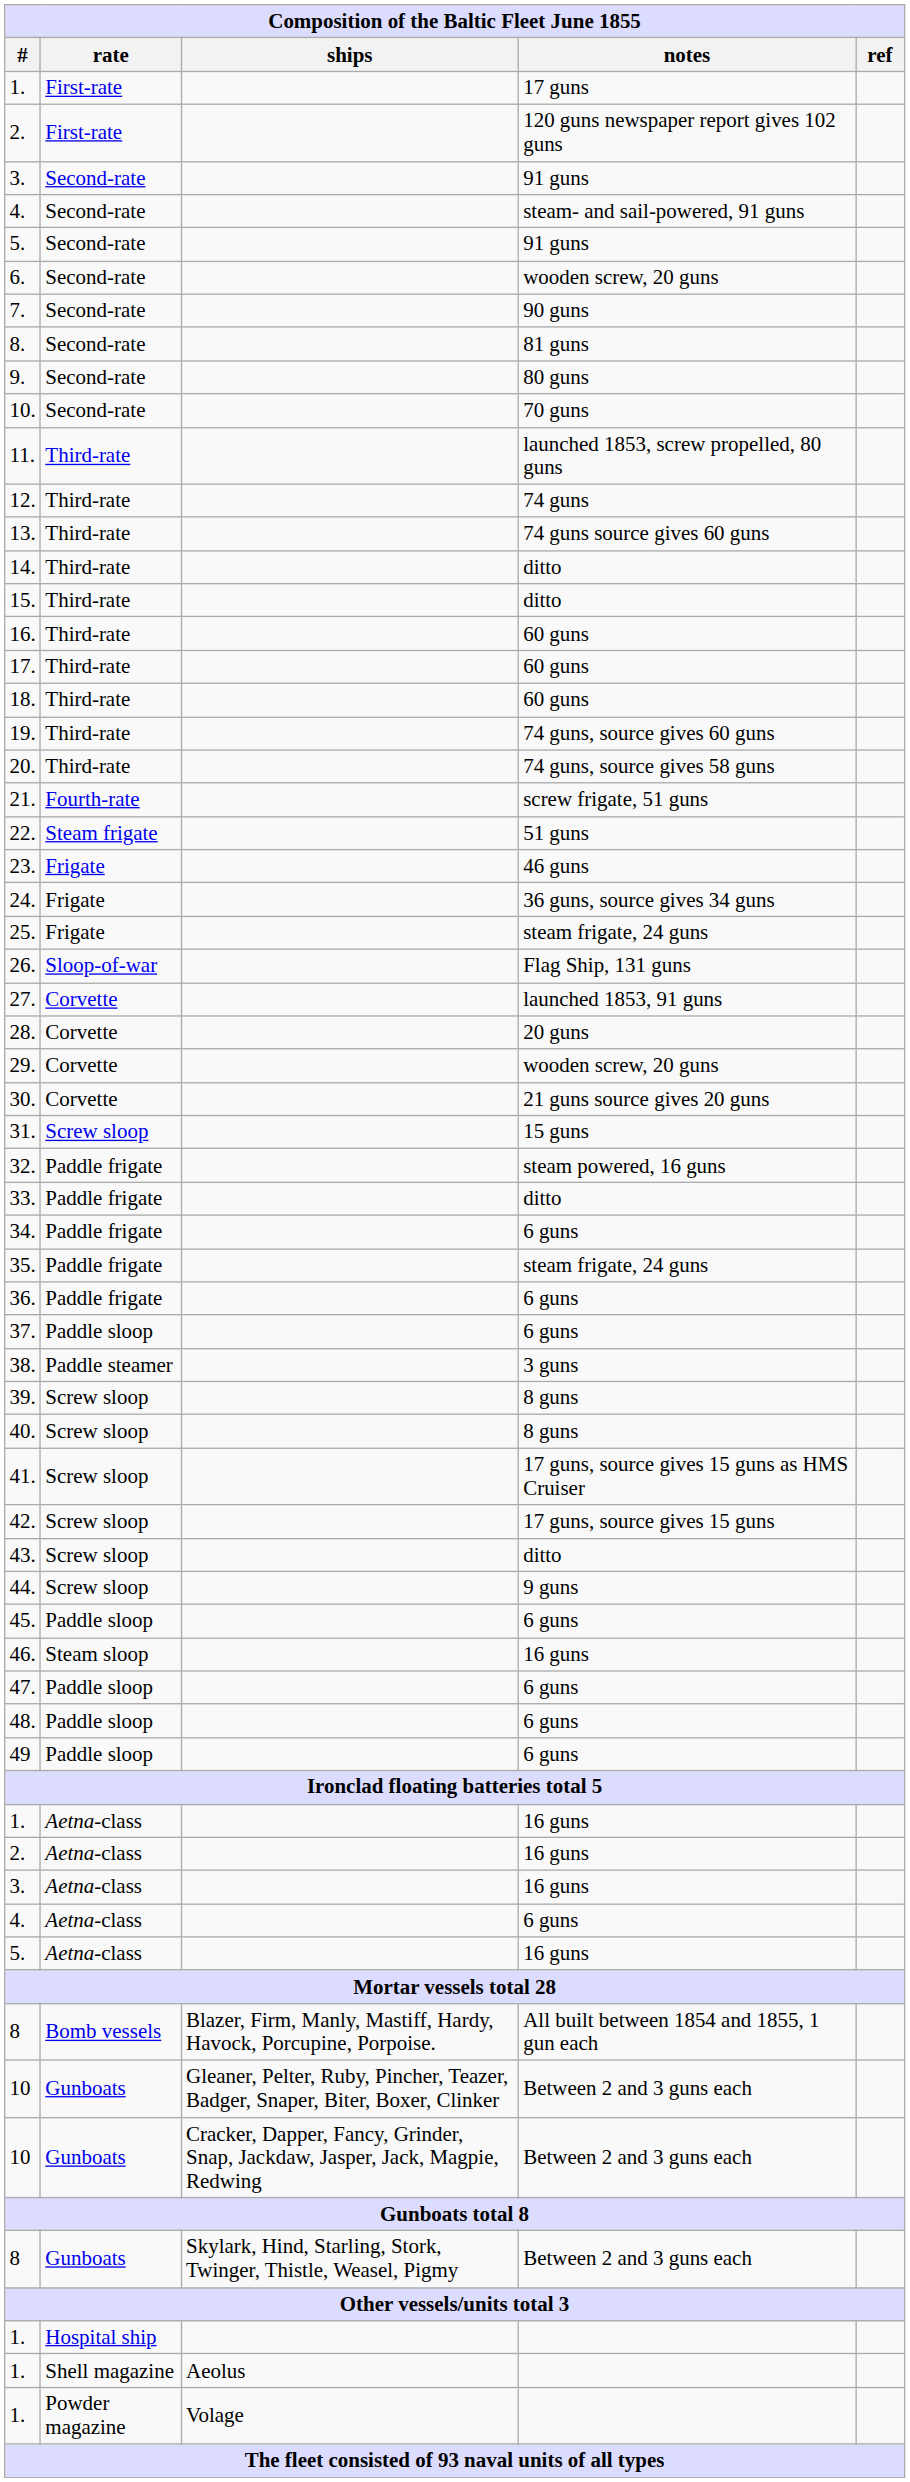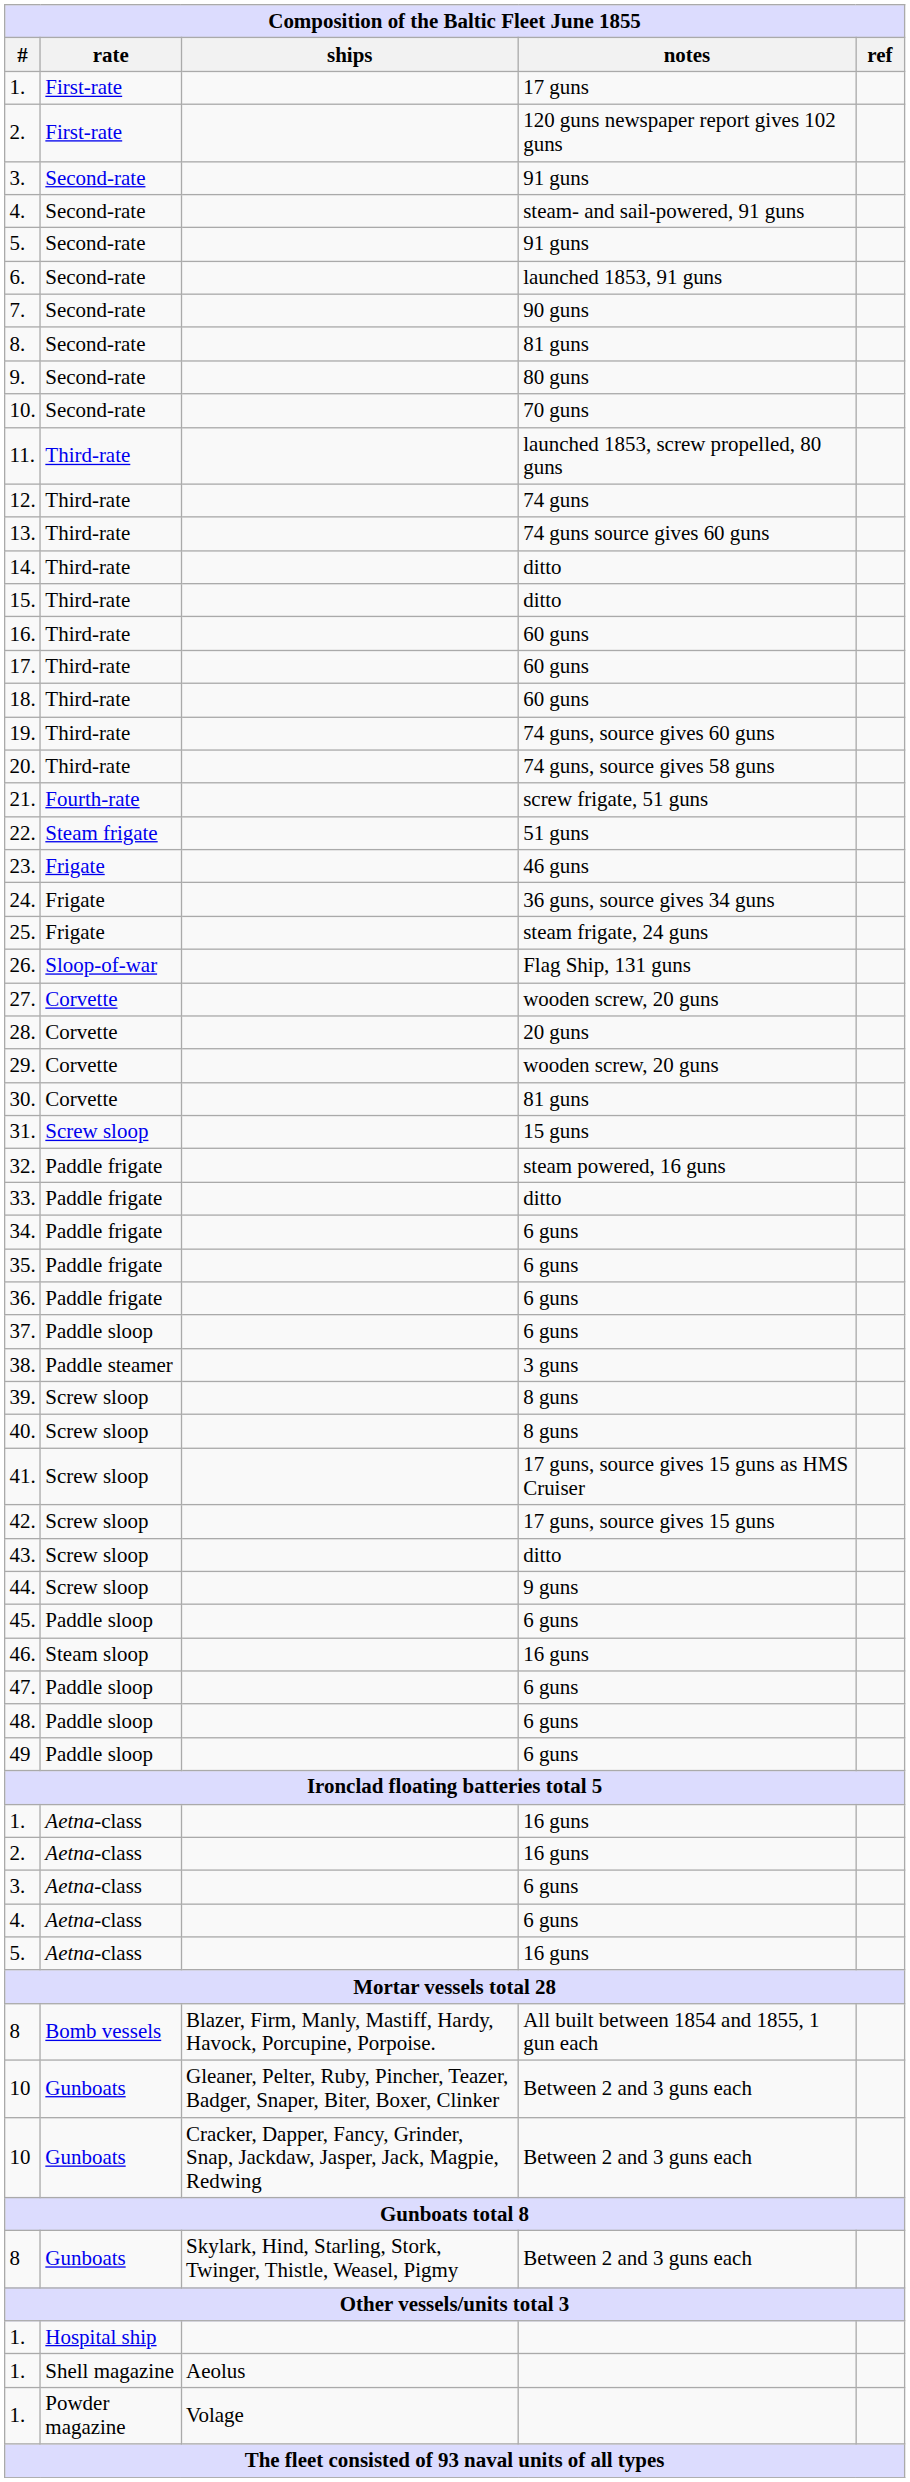(621, 277) wooden screw, 20 guns -> (623, 277) launched 1853, 91 guns
(623, 999) launched 1853, 91 guns -> (621, 999) wooden screw, 20 guns
(646, 1098) 21 guns source gives 20 guns -> (556, 1098) 81 guns
(616, 1264) steam frigate, 24 guns -> (551, 1264) 6 guns
(556, 1886) 16 guns -> (551, 1886) 6 guns
